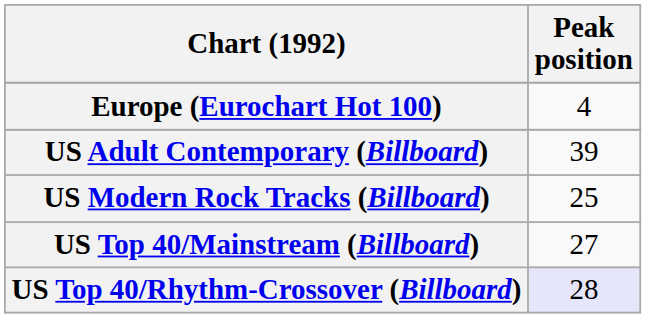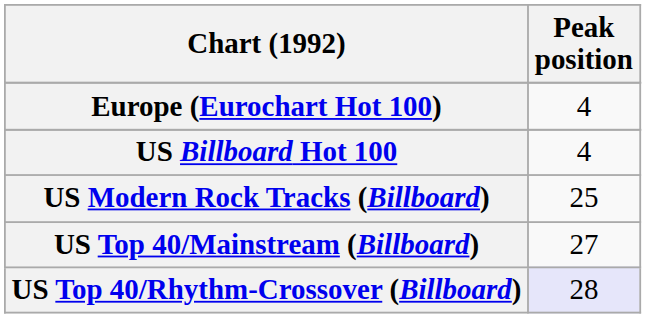+ row: (267, 151)
- row: (267, 151)
